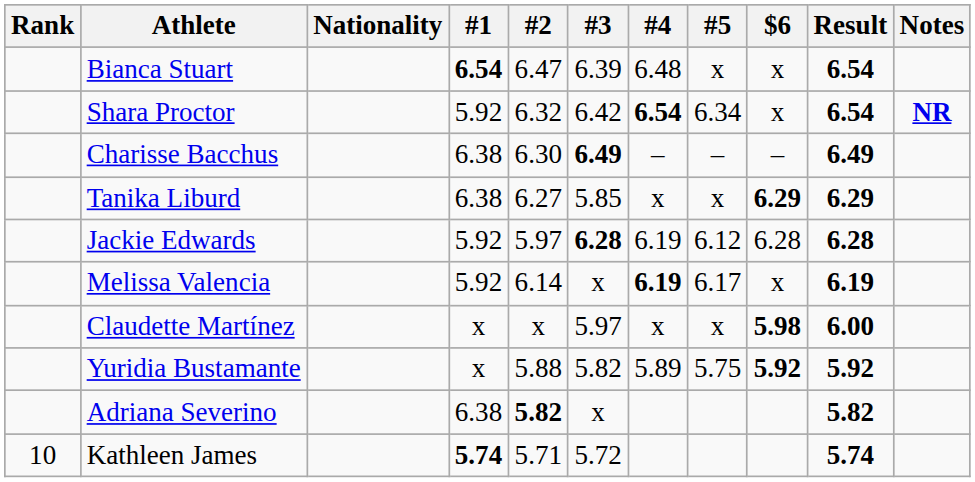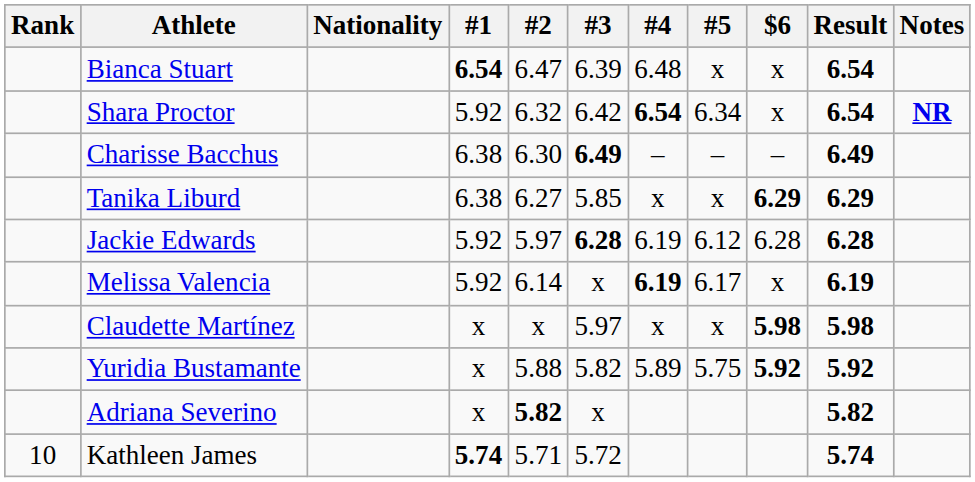(850, 326) 6.00 -> (850, 326) 5.98
(478, 411) 6.38 -> (478, 411) x
